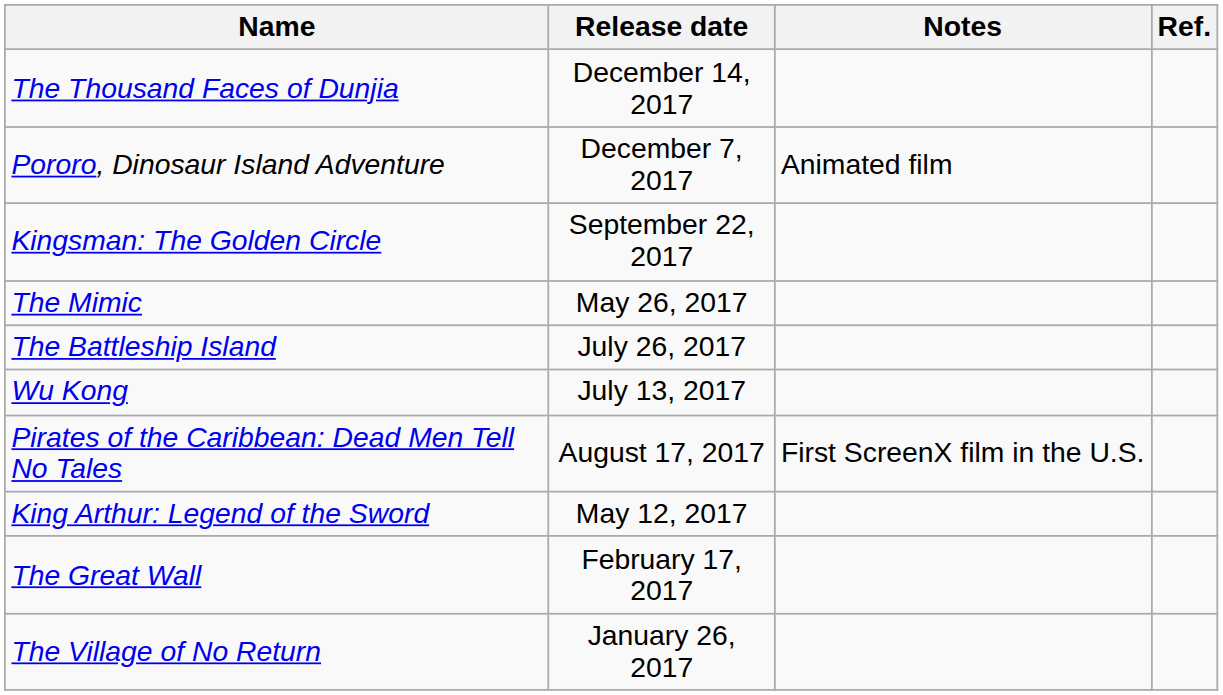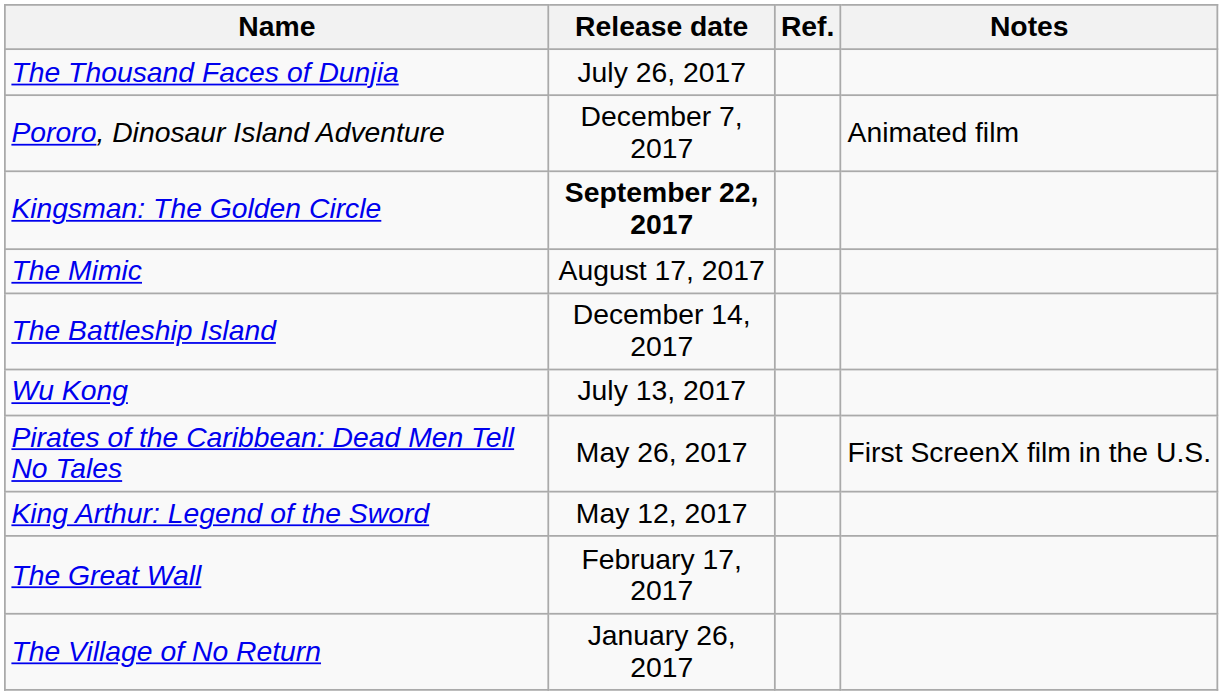columns swapped: (963, 26) <-> (1184, 26)
(662, 87) December 14, 2017 -> (662, 71) July 26, 2017
(662, 241) normal -> (662, 209) bold
(662, 302) May 26, 2017 -> (662, 270) August 17, 2017
(662, 347) July 26, 2017 -> (662, 331) December 14, 2017
(662, 452) August 17, 2017 -> (662, 452) May 26, 2017
